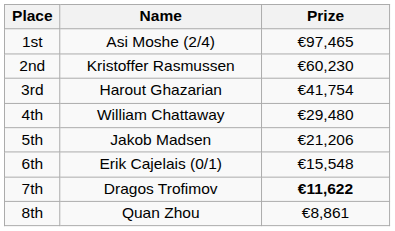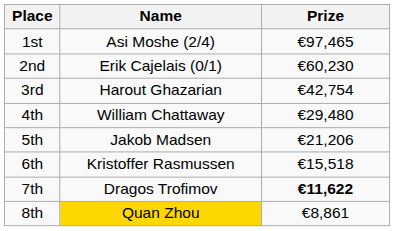(161, 66) Kristoffer Rasmussen -> (161, 66) Erik Cajelais (0/1)
(325, 90) €41,754 -> (325, 90) €42,754
(161, 164) Erik Cajelais (0/1) -> (161, 164) Kristoffer Rasmussen
(325, 164) €15,548 -> (325, 164) €15,518
(161, 213) no background -> (161, 213) gold background
